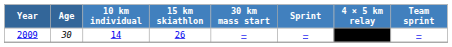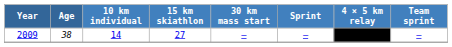(67, 35) 30 -> (67, 35) 38
(180, 35) 26 -> (180, 35) 27
